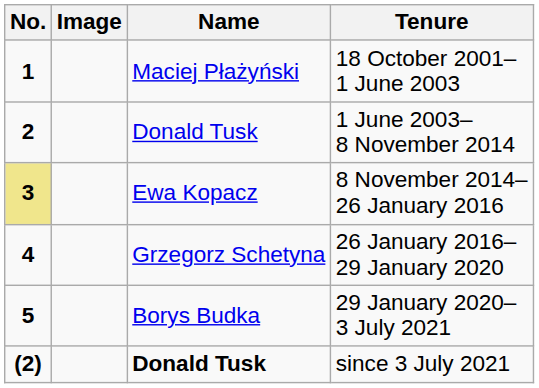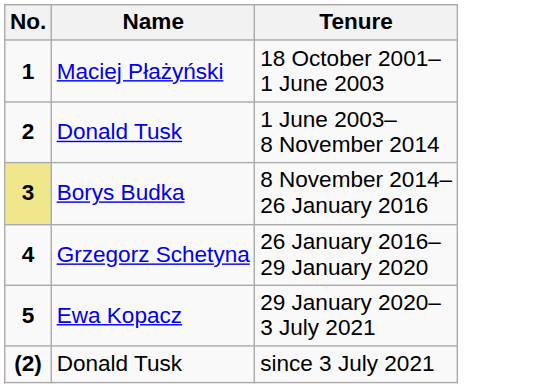- column: (89, 22)
(195, 193) Ewa Kopacz -> (121, 193) Borys Budka
(196, 315) Borys Budka -> (119, 315) Ewa Kopacz
(199, 363) bold -> (119, 363) normal
